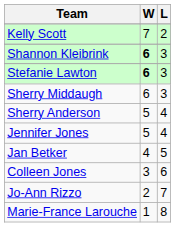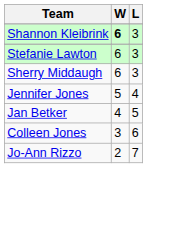- row: (37, 34)
(146, 73) bold -> (118, 53) normal
- row: (54, 113)
- row: (72, 212)
